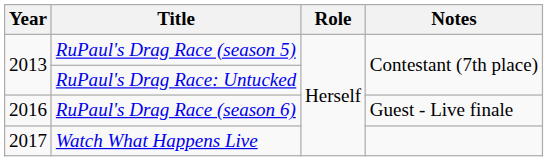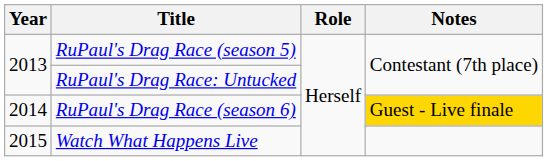(28, 110) 2016 -> (28, 110) 2014
(441, 110) no background -> (441, 110) gold background
(28, 140) 2017 -> (28, 140) 2015
